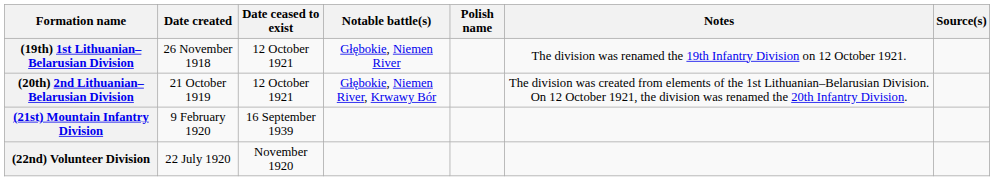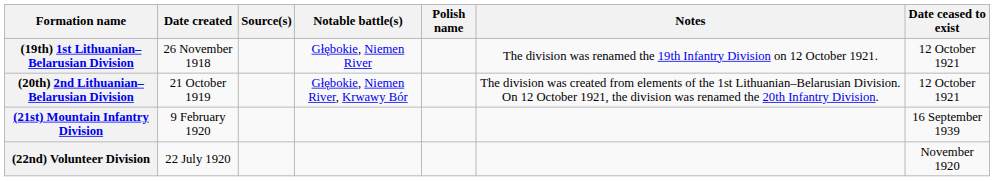columns swapped: (281, 21) <-> (961, 21)
